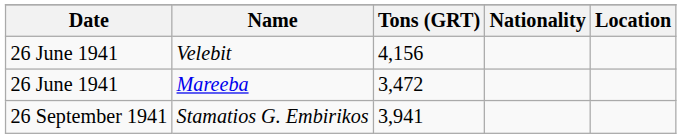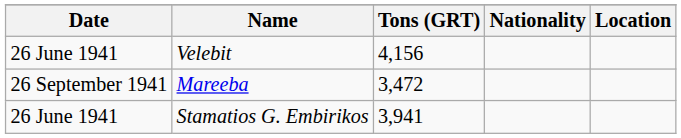(64, 84) 26 June 1941 -> (89, 84) 26 September 1941
(89, 116) 26 September 1941 -> (64, 116) 26 June 1941
